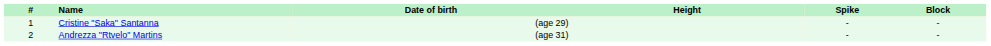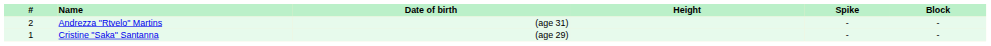rows swapped: (109, 23) <-> (110, 35)
